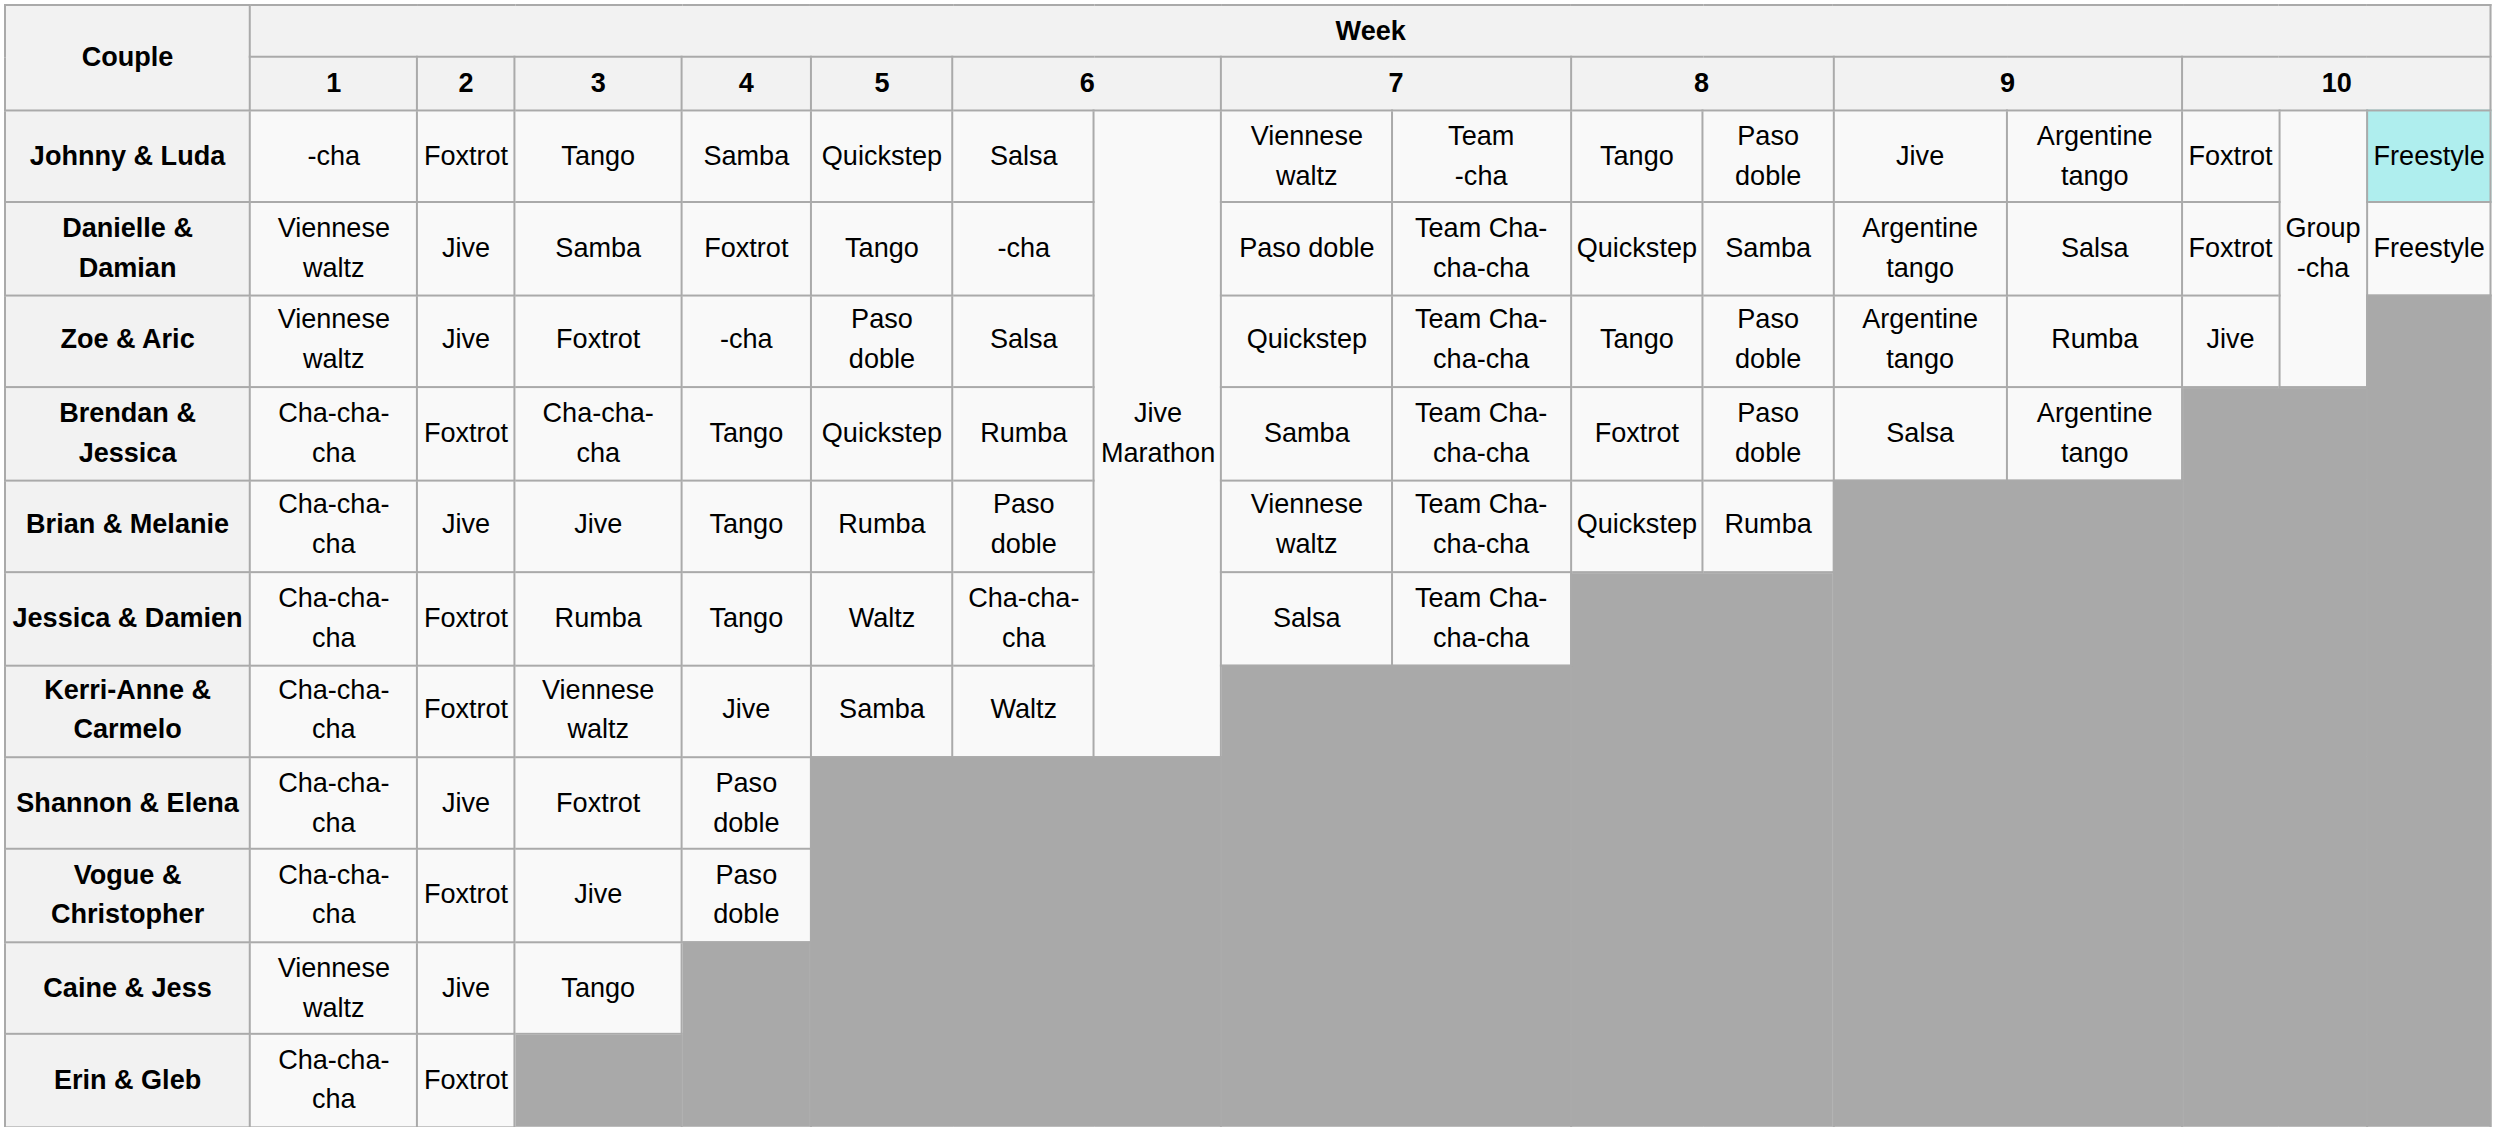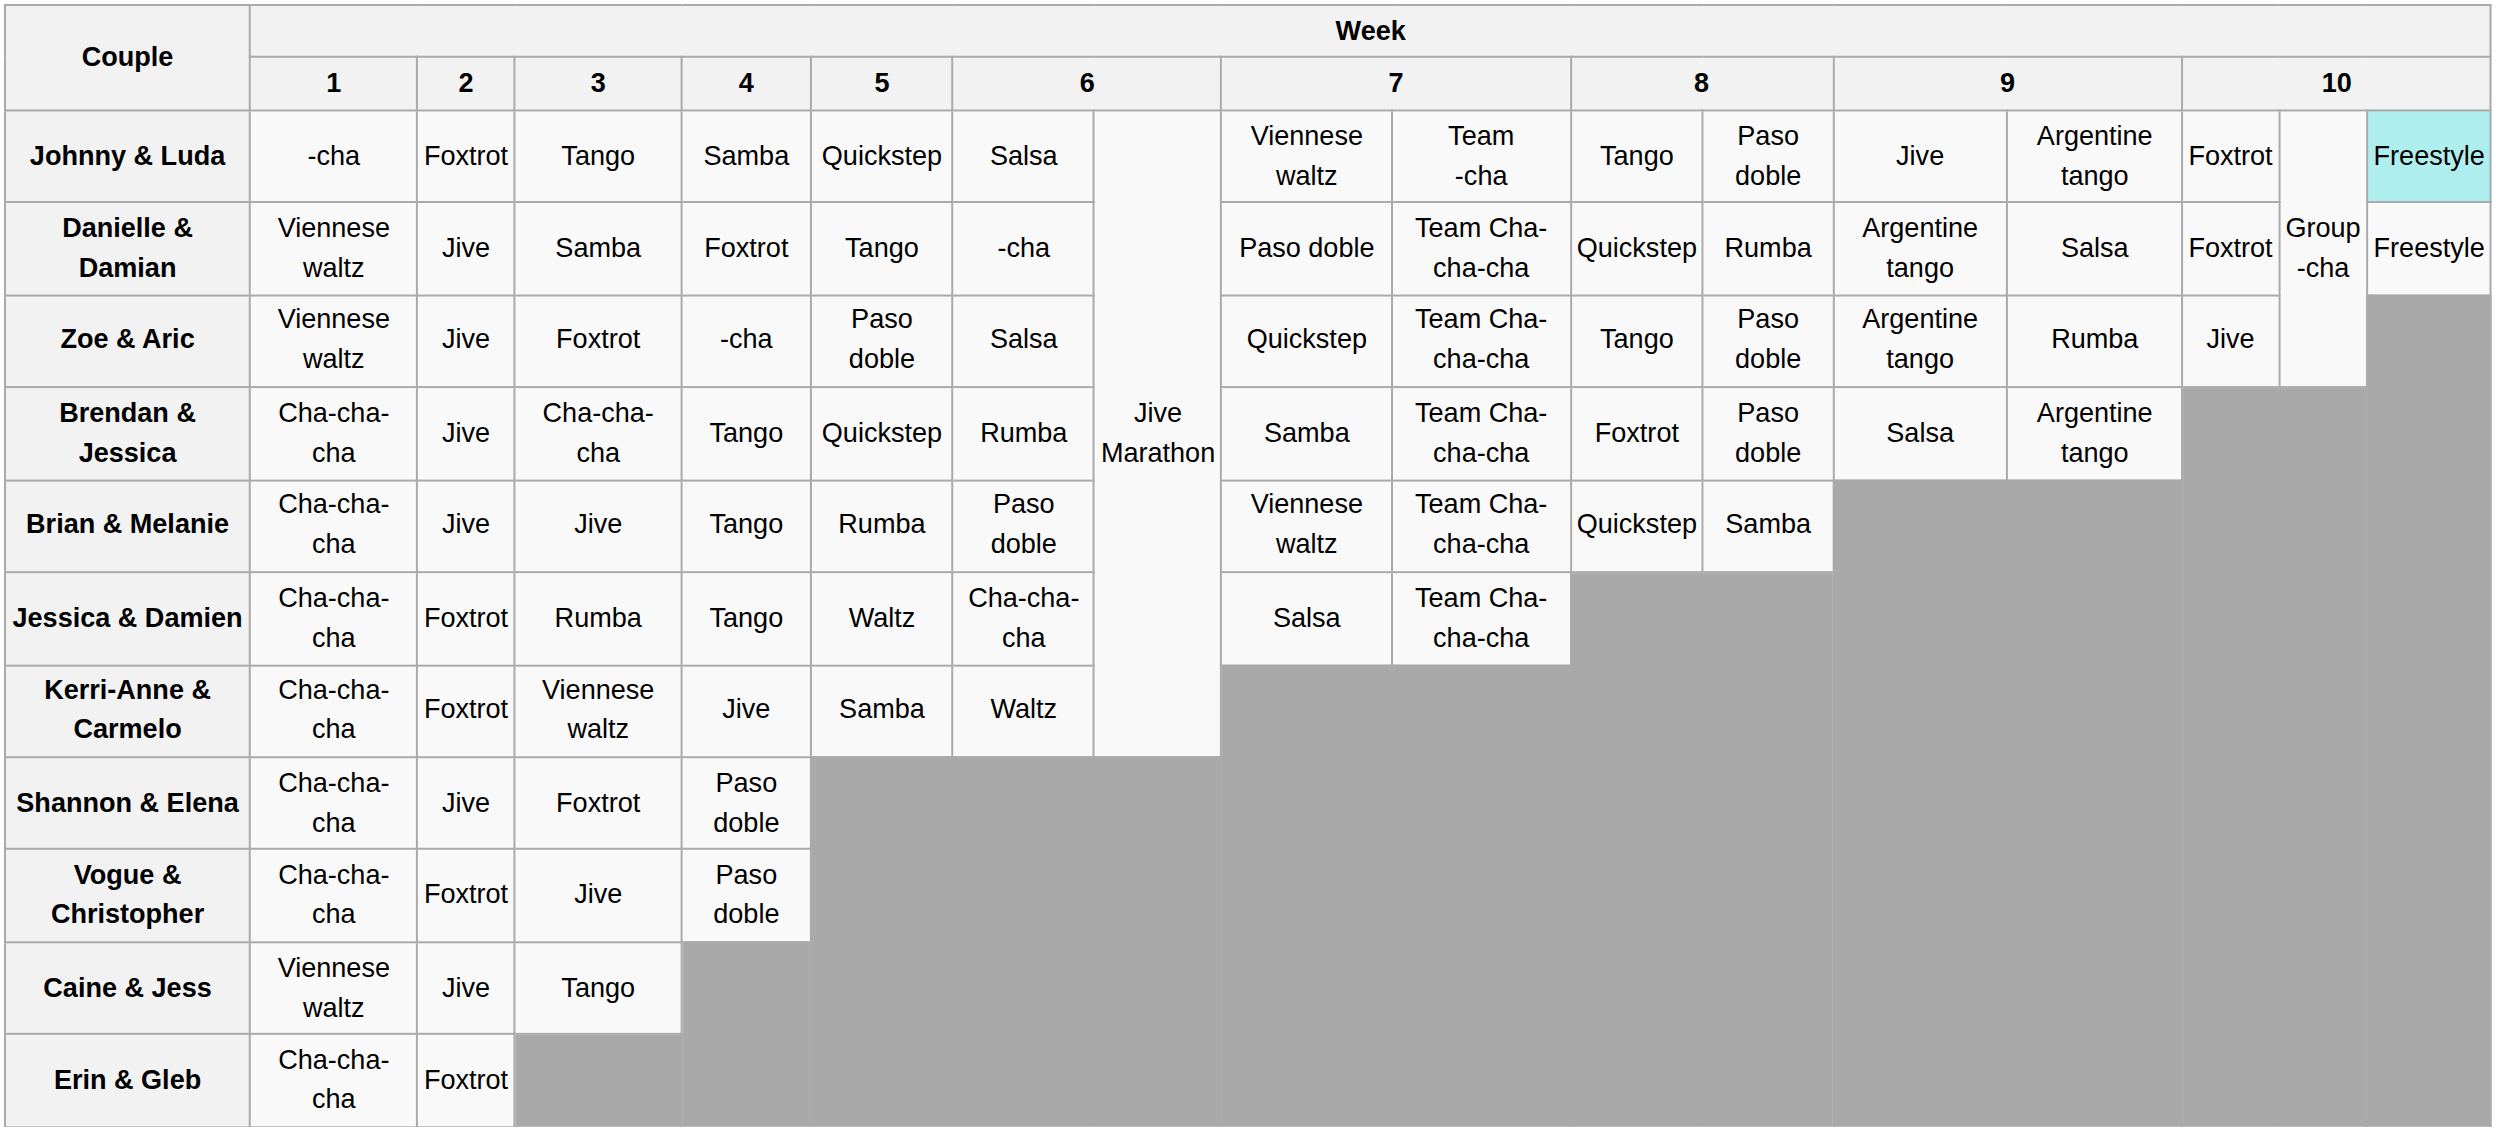(1768, 247) Samba -> (1768, 247) Rumba
(466, 432) Foxtrot -> (466, 432) Jive
(1768, 525) Rumba -> (1768, 525) Samba
